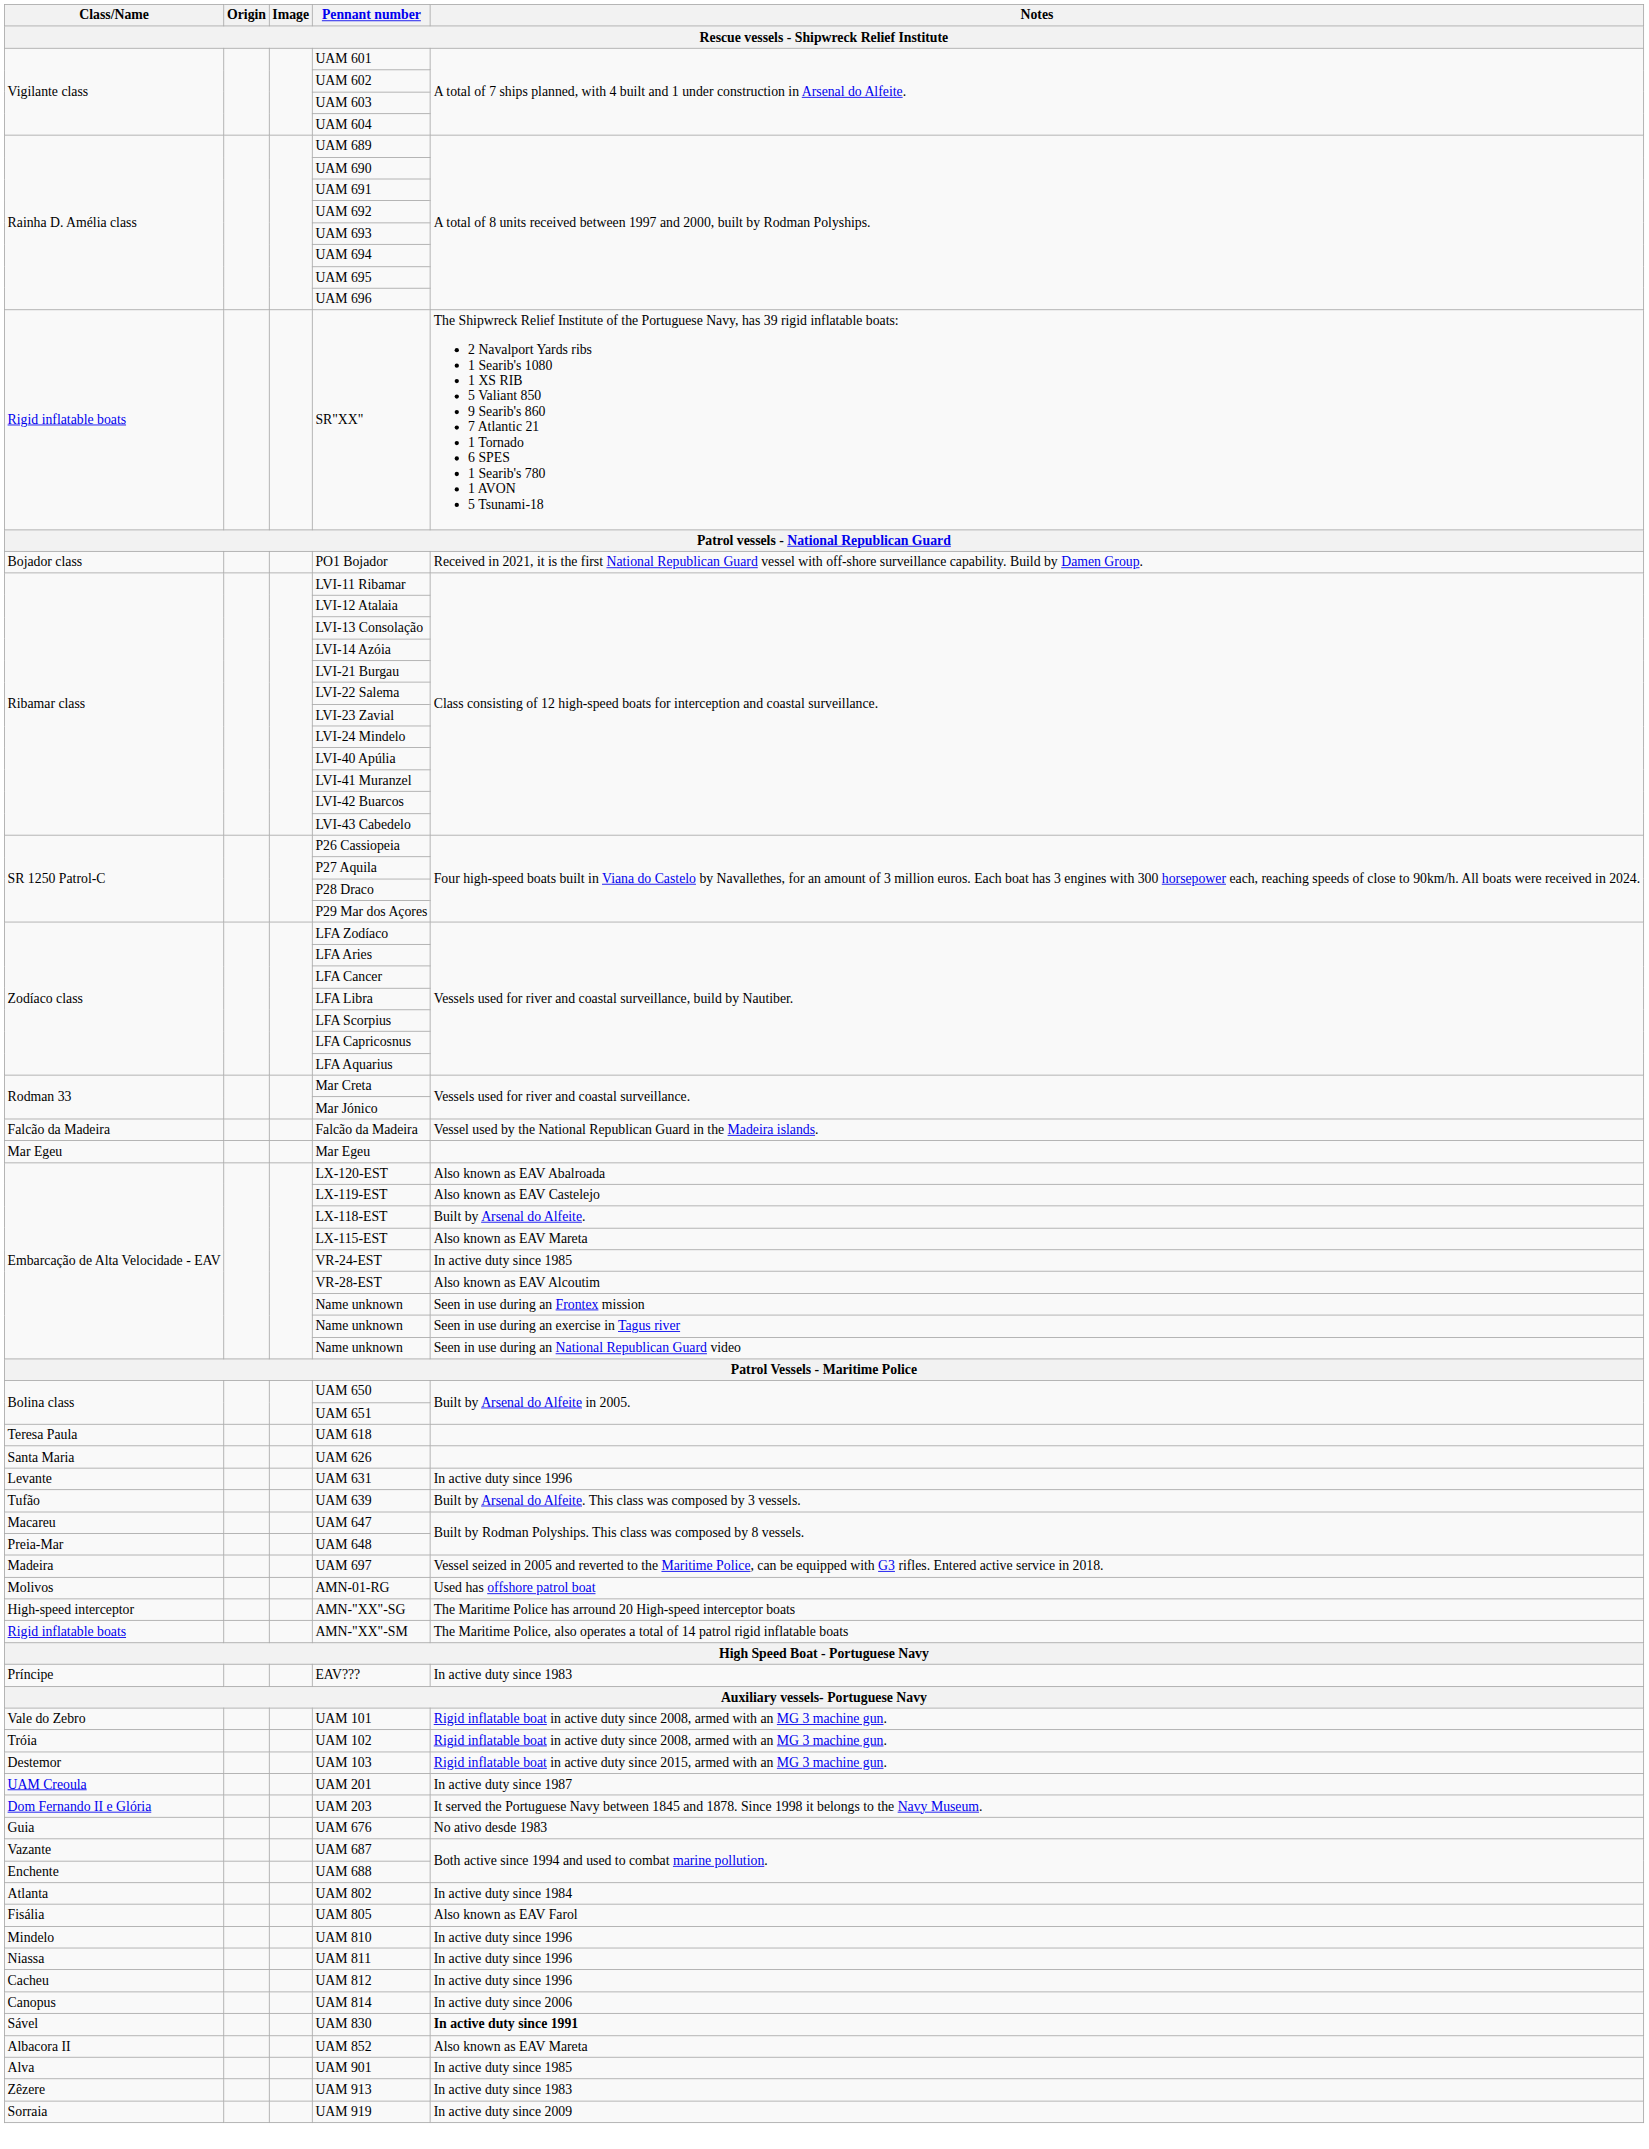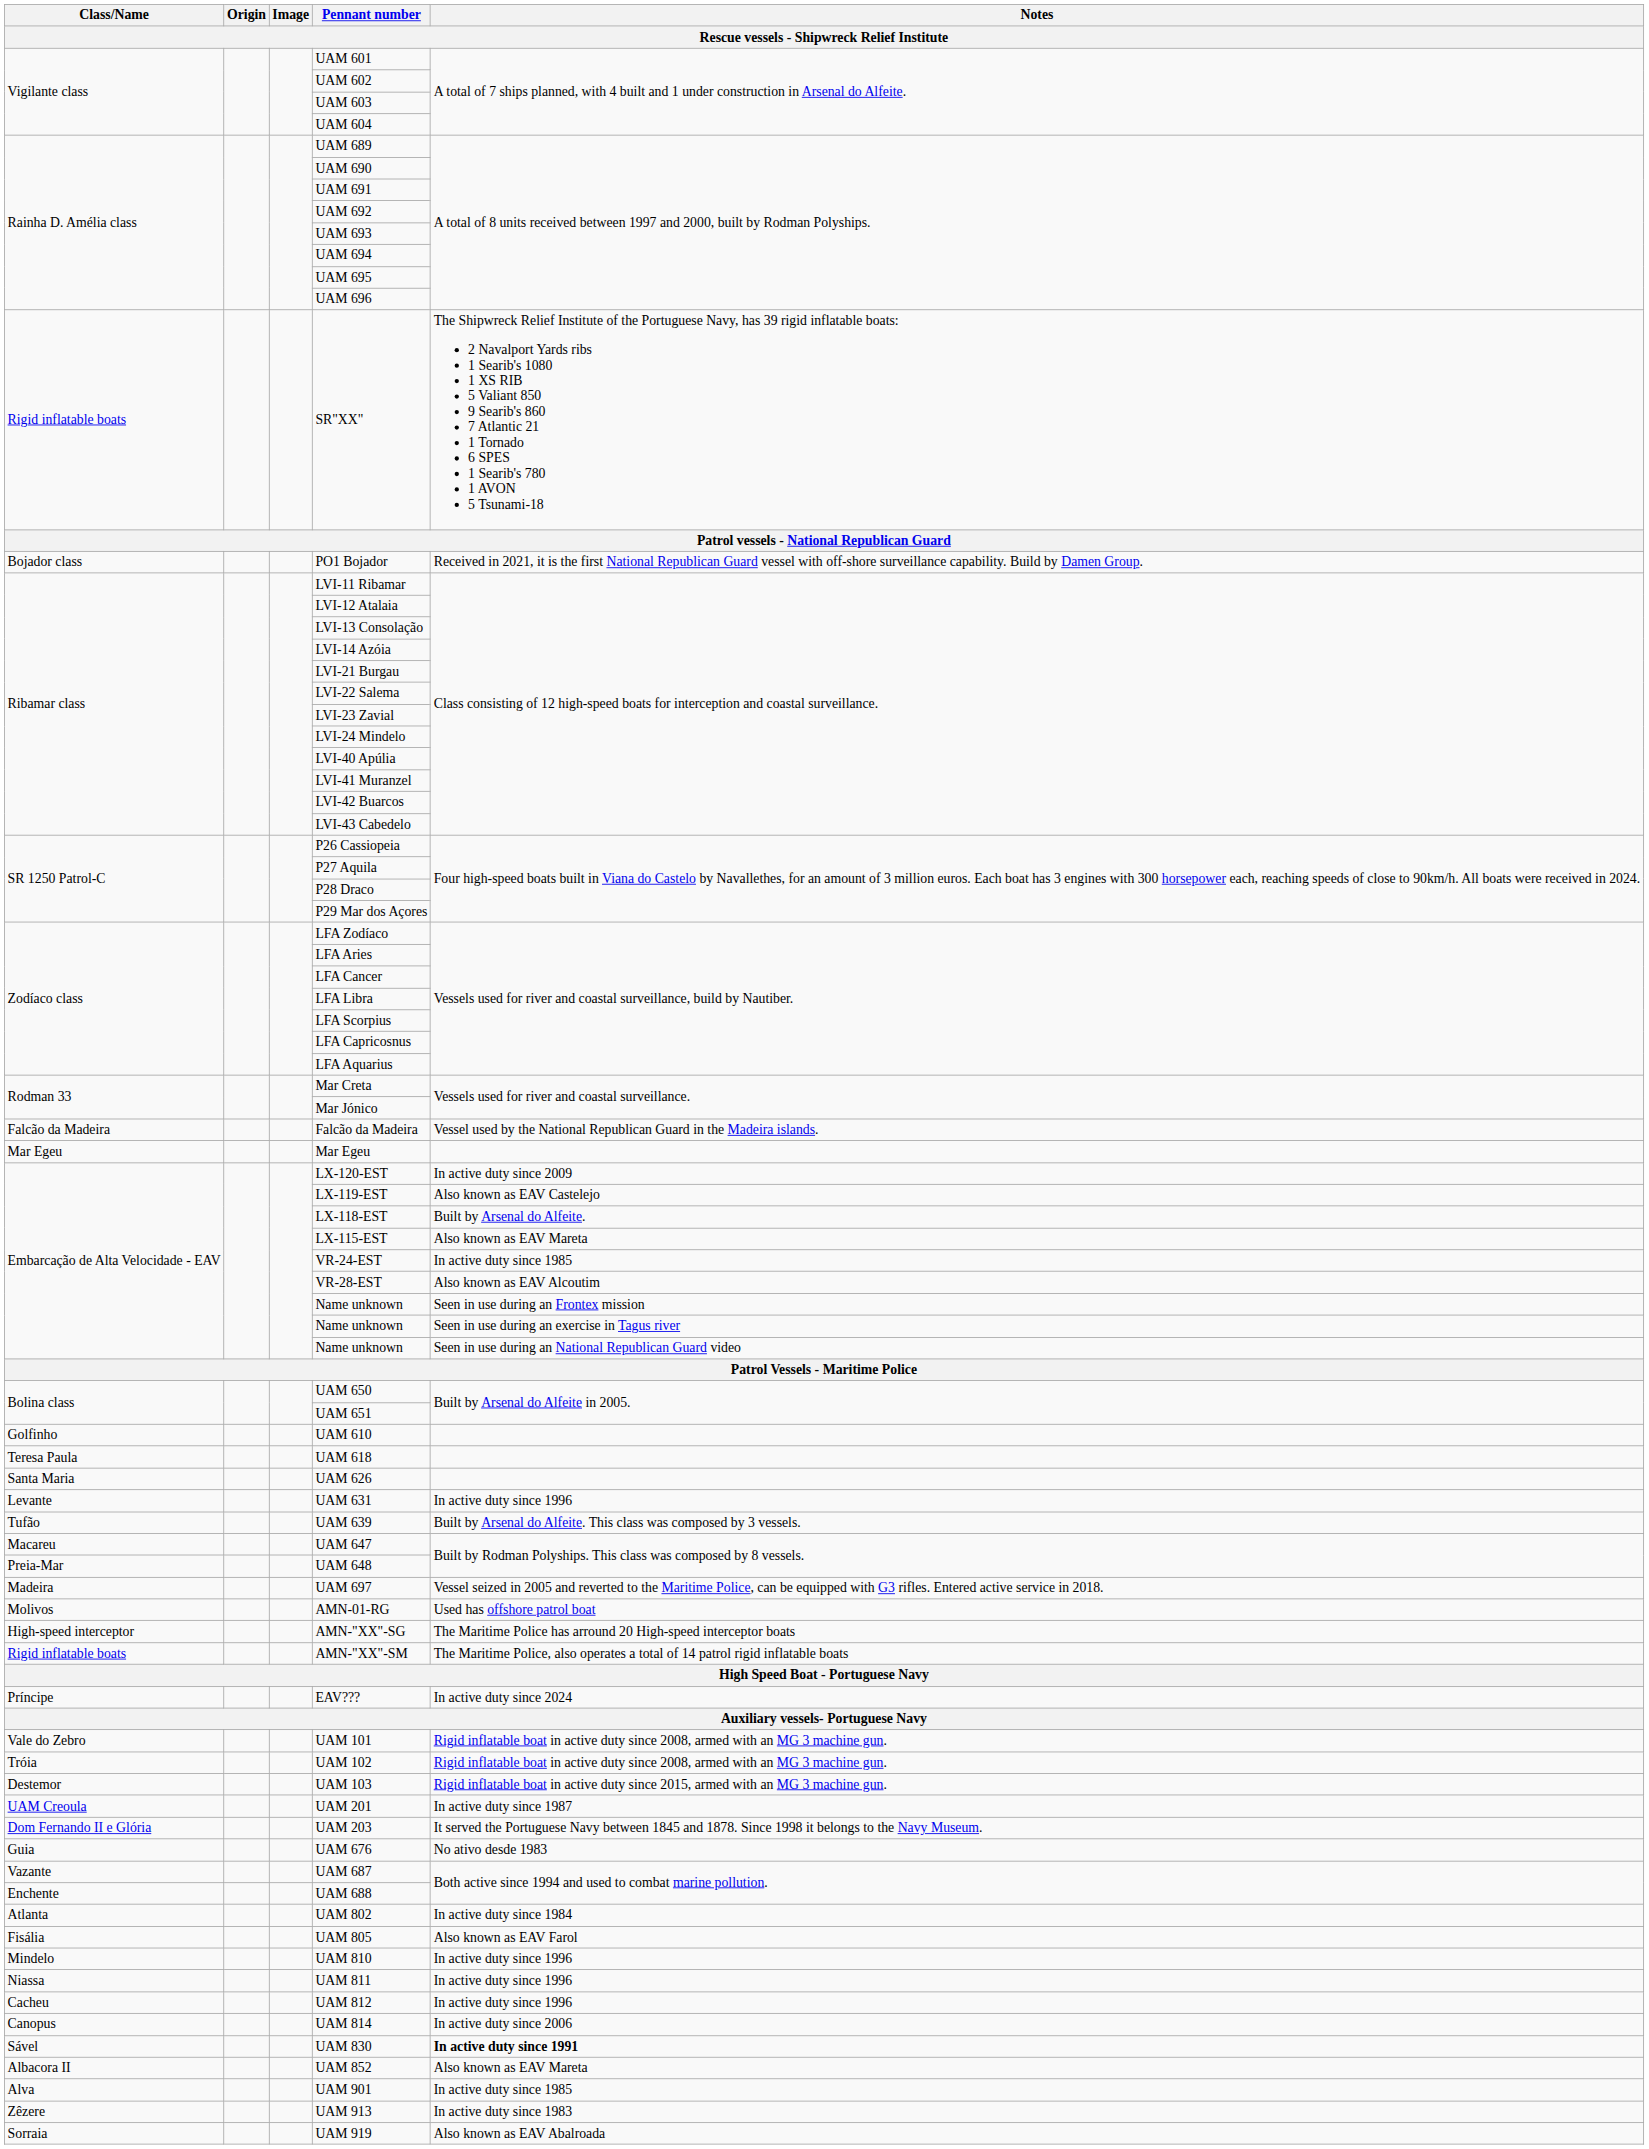(519, 1173) Also known as EAV Abalroada -> (503, 1173) In active duty since 2009
+ row: (32, 1435)
(503, 1675) In active duty since 1983 -> (503, 1697) In active duty since 2024
(503, 2111) In active duty since 2009 -> (519, 2133) Also known as EAV Abalroada
